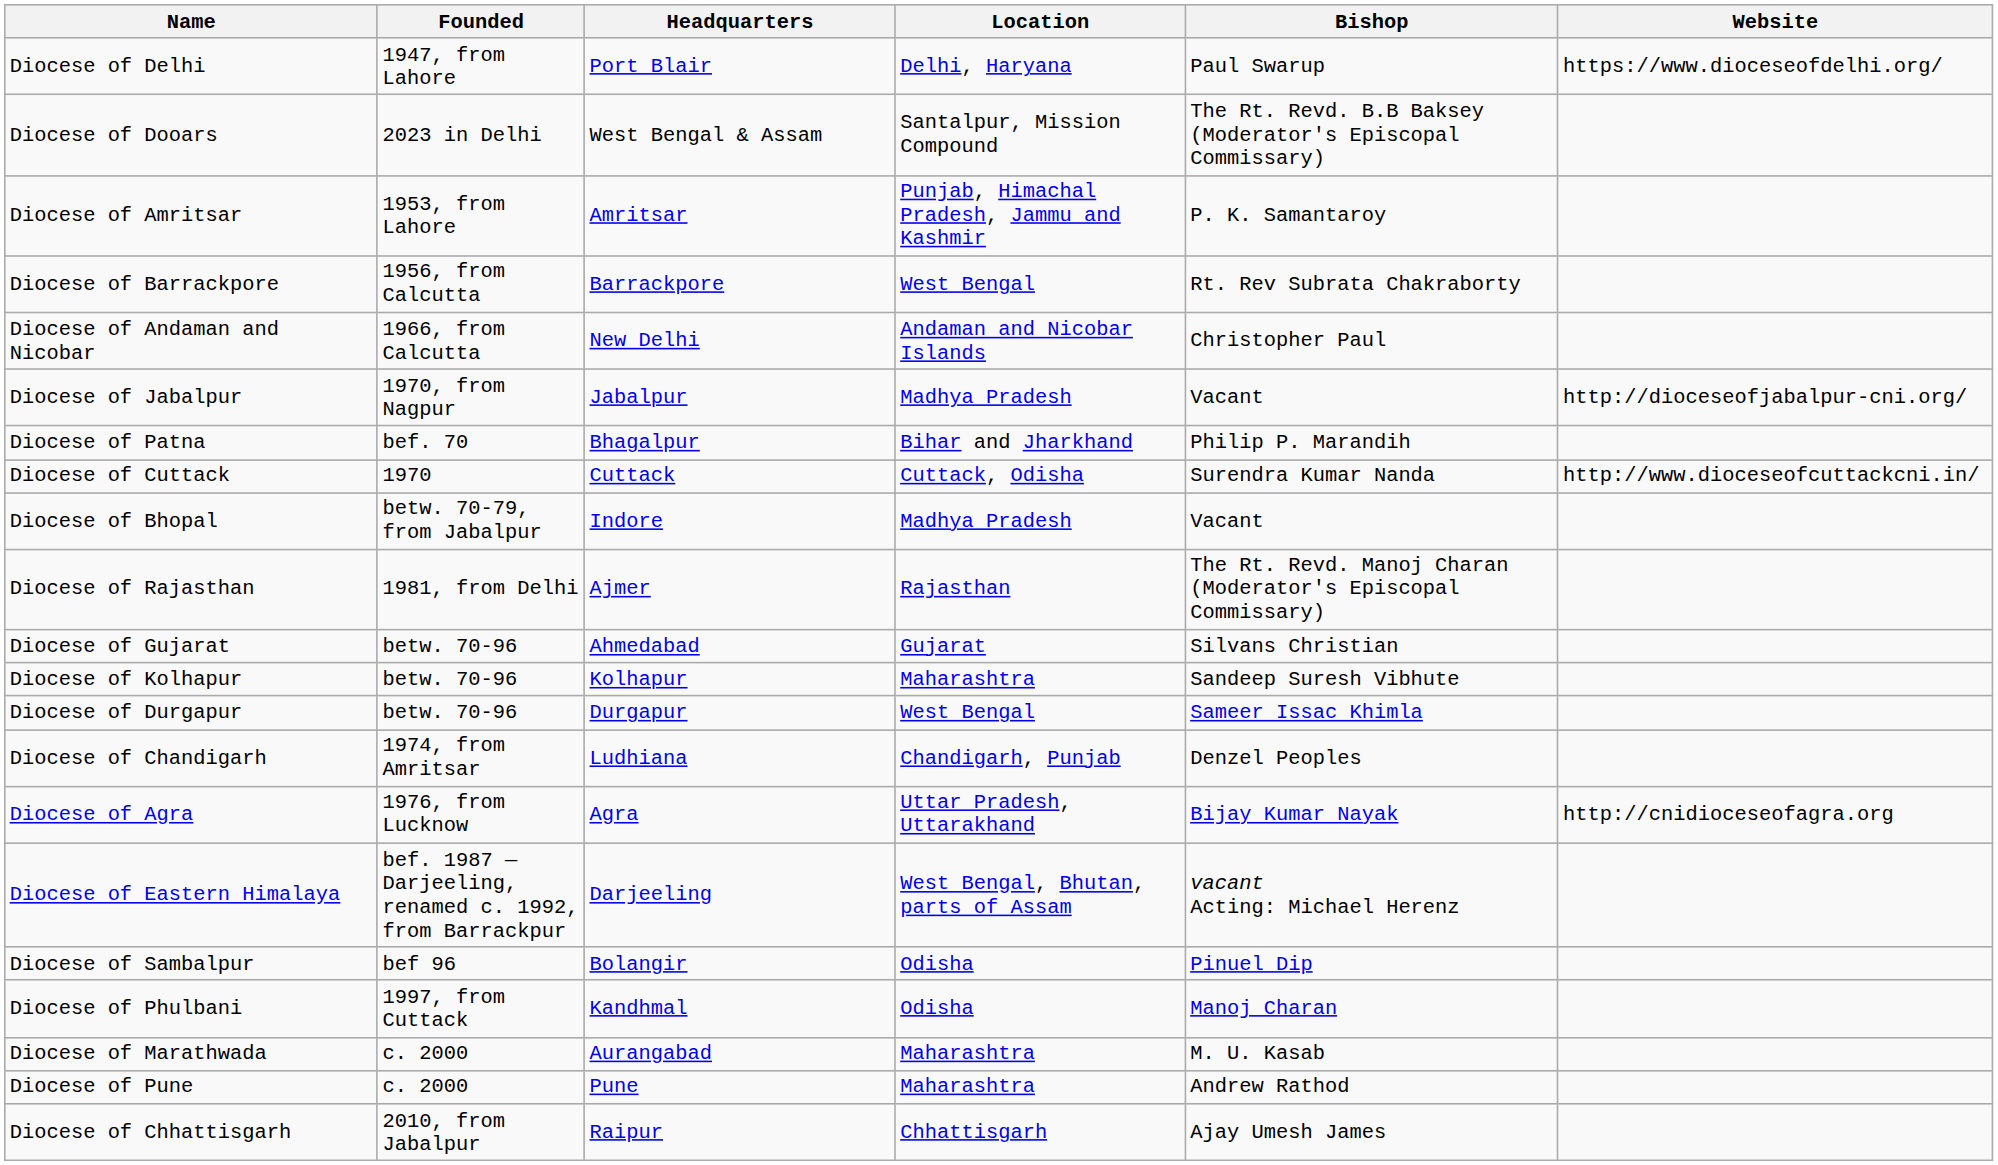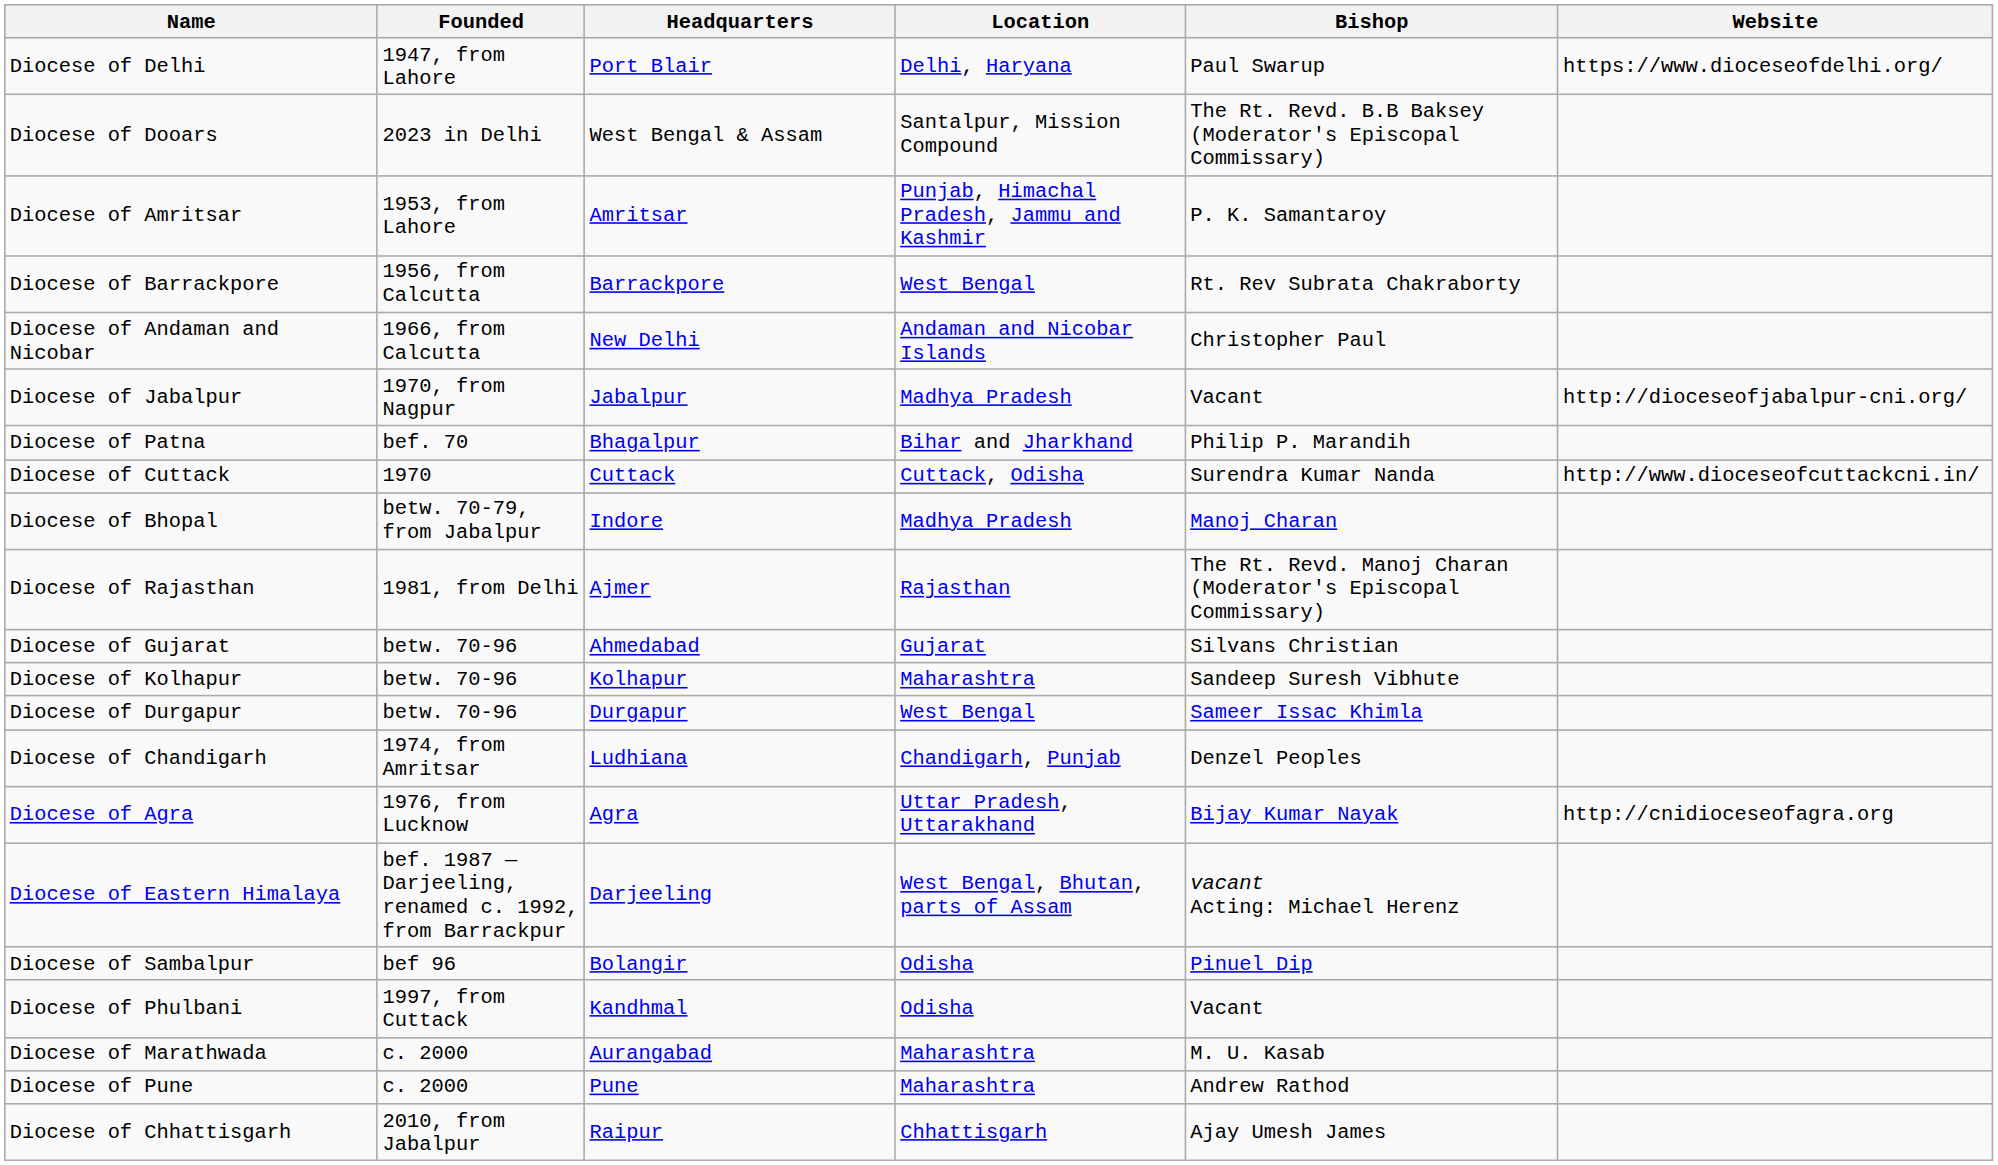(1227, 521) Vacant -> (1264, 521) Manoj Charan
(1264, 1009) Manoj Charan -> (1227, 1009) Vacant
